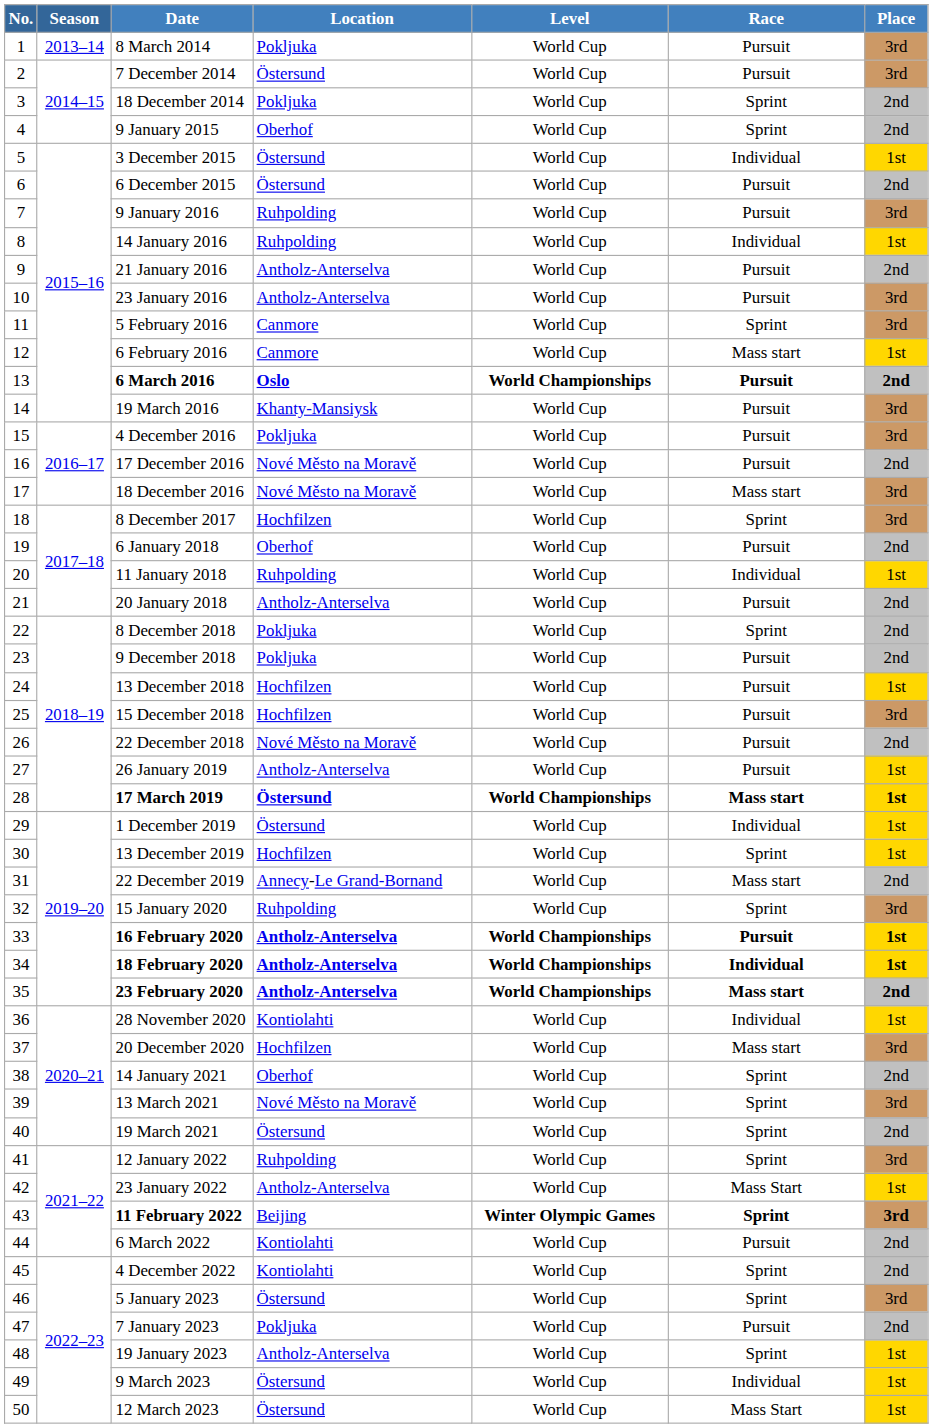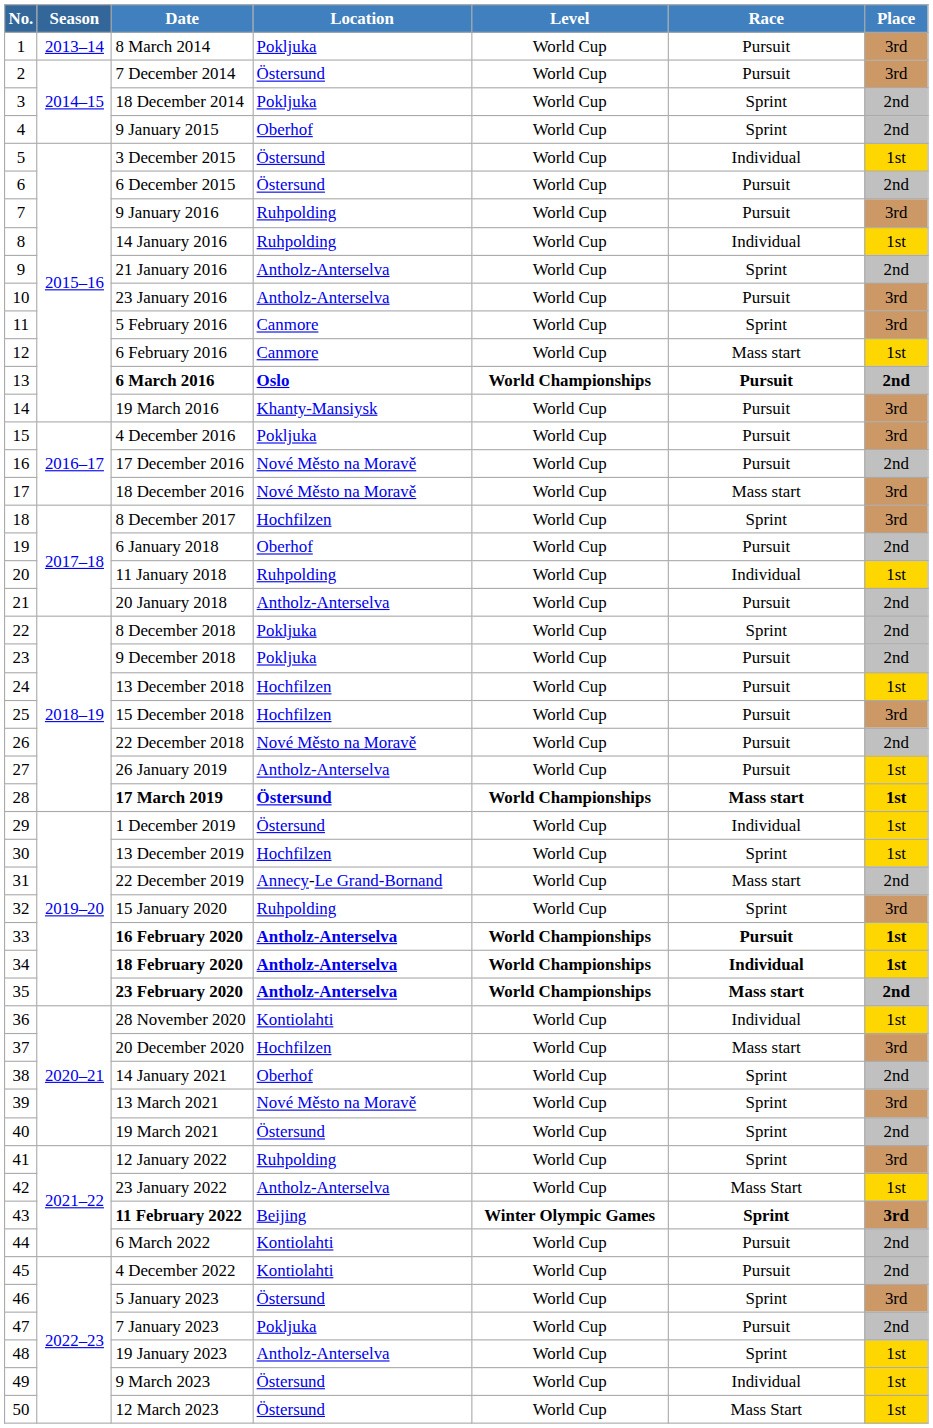(766, 268) Pursuit -> (766, 268) Sprint
(766, 1270) Sprint -> (766, 1270) Pursuit
